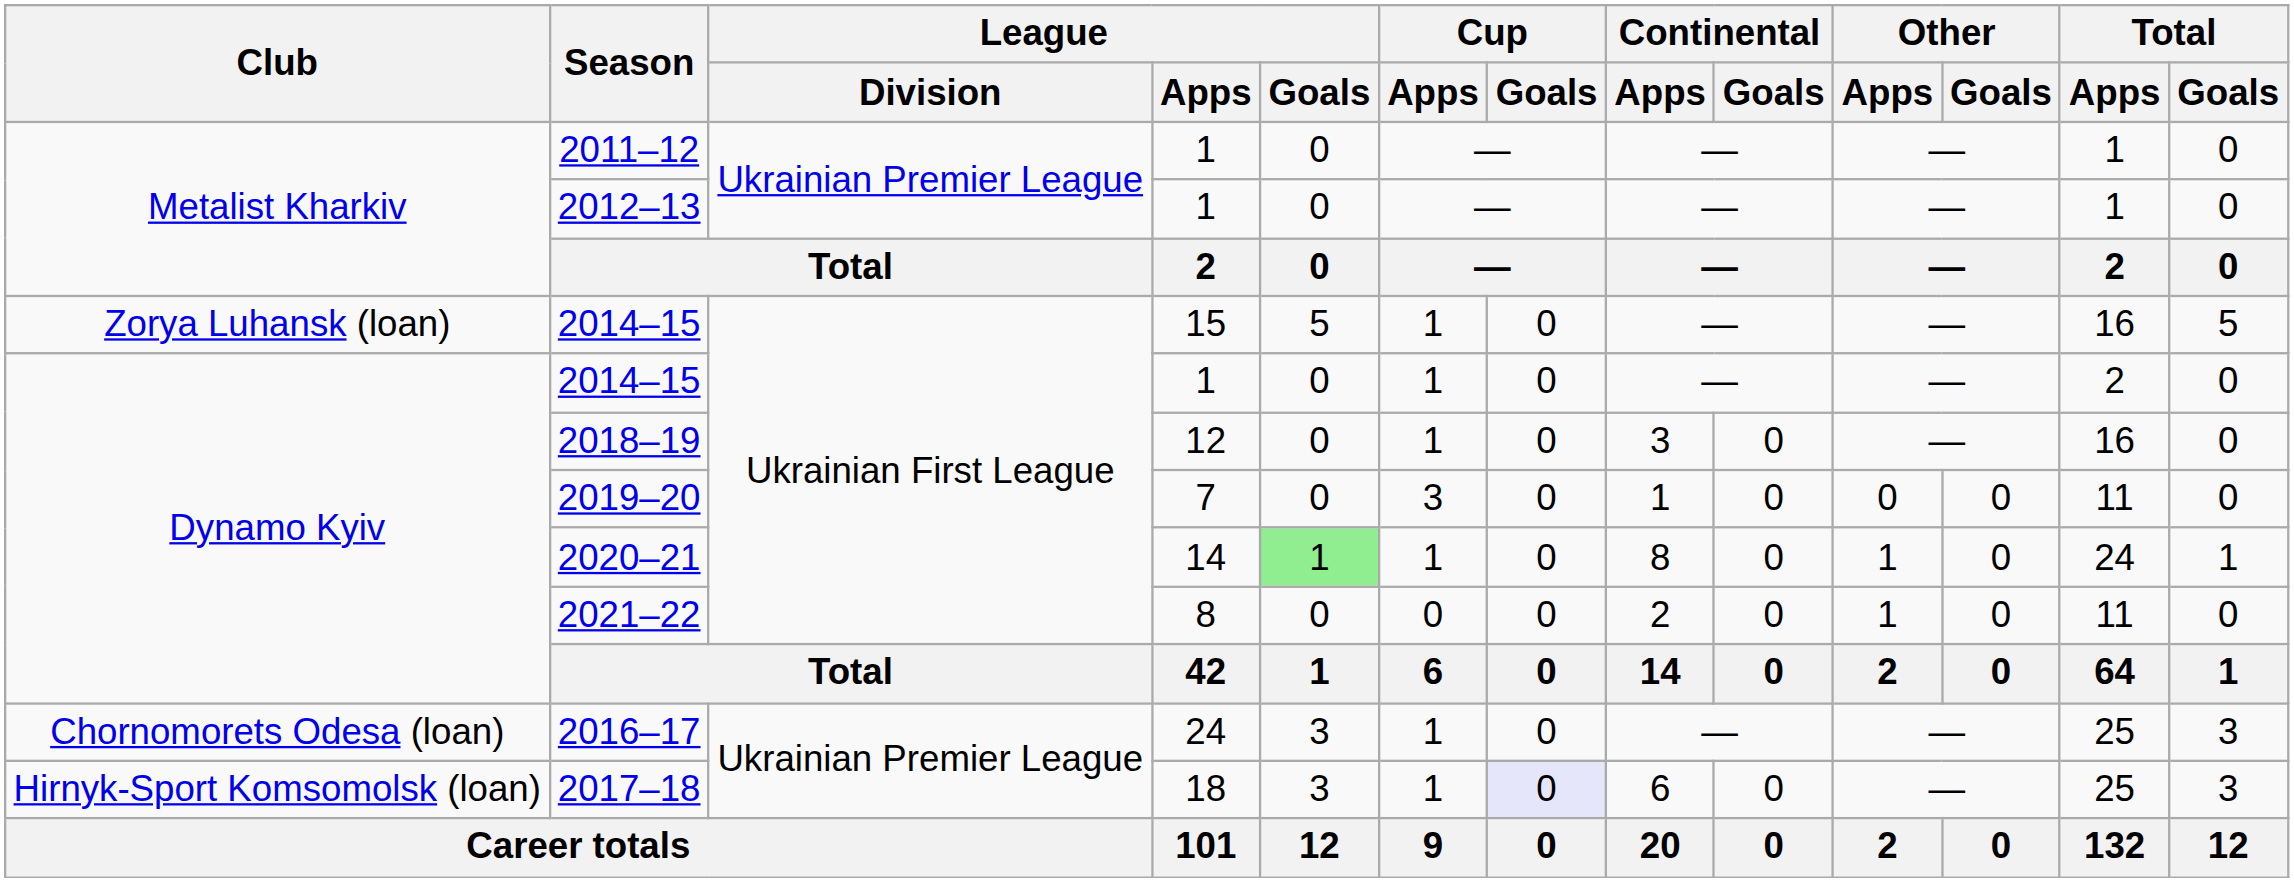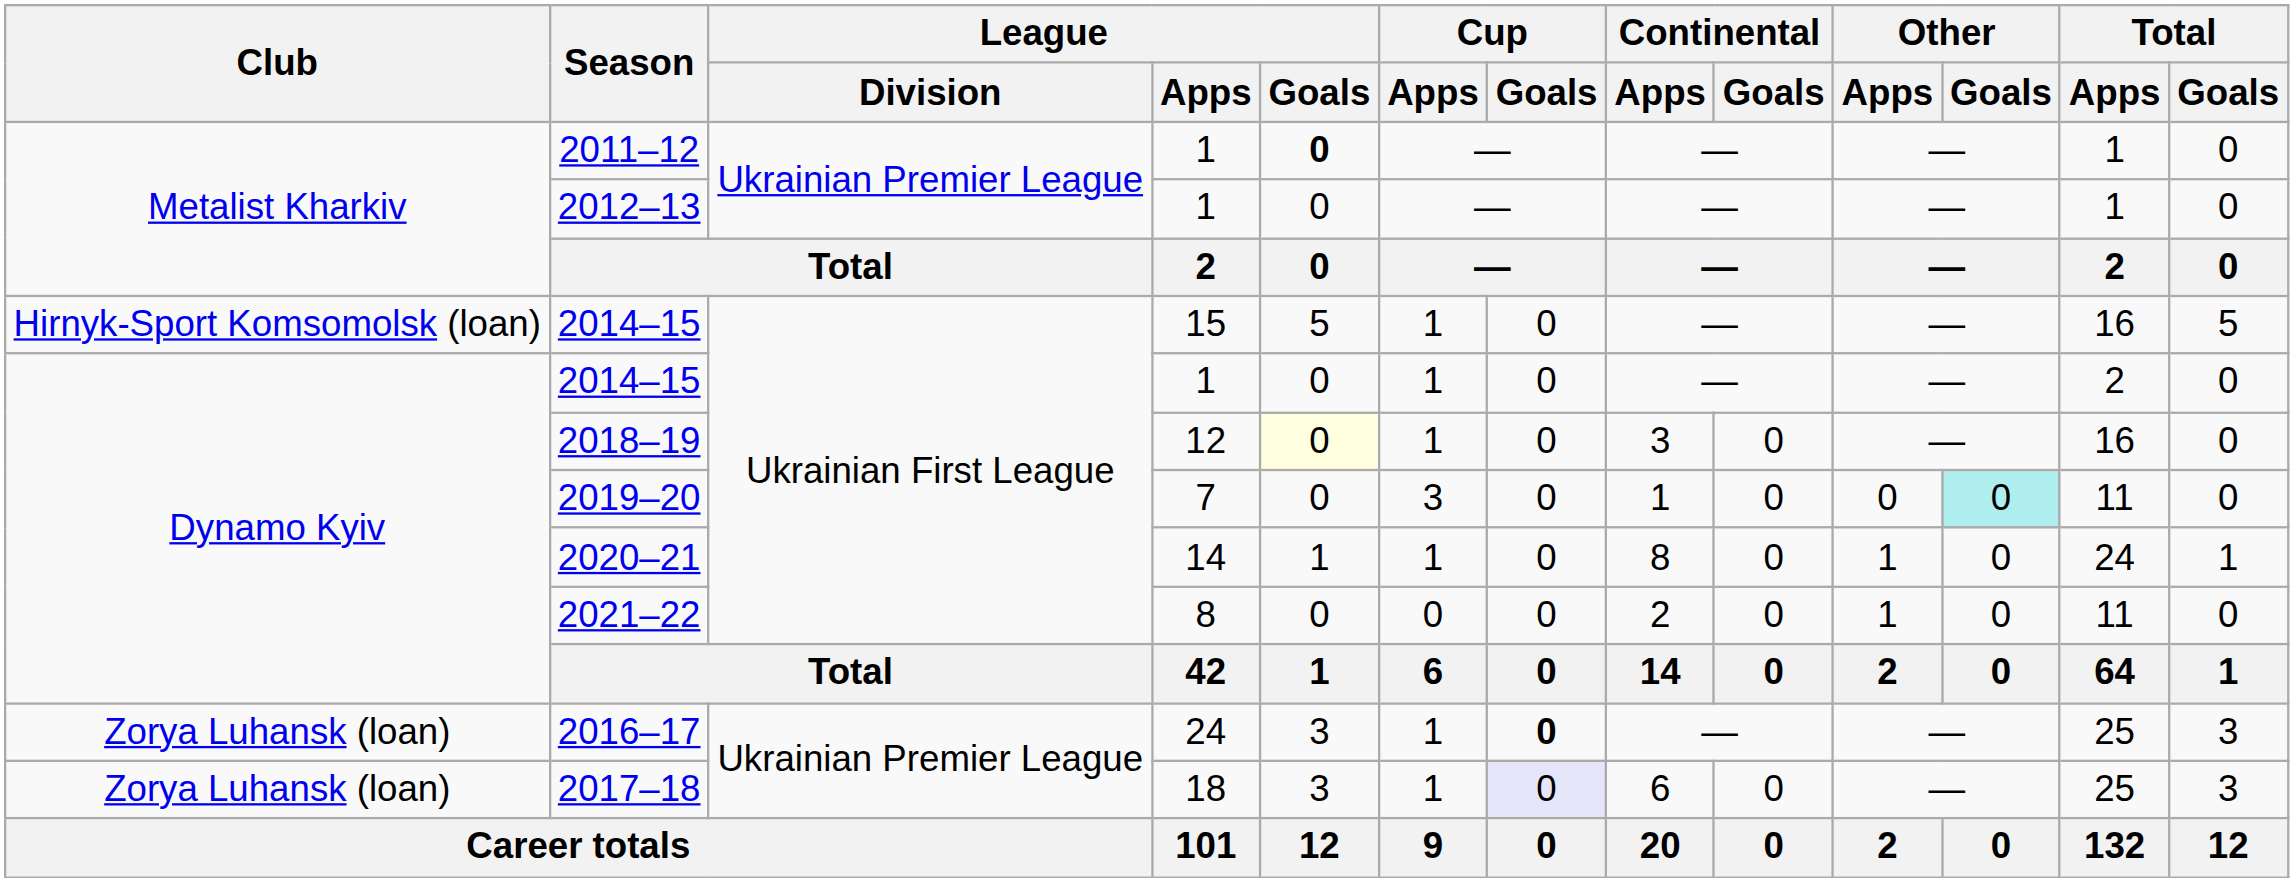(1319, 149) normal -> (1319, 149) bold
(277, 324) Zorya Luhansk (loan) -> (277, 324) Hirnyk-Sport Komsomolsk (loan)
(1319, 440) no background -> (1319, 440) lightyellow background
(2001, 498) no background -> (2001, 498) paleturquoise background
(1319, 556) lightgreen background -> (1319, 556) no background
(277, 730) Chornomorets Odesa (loan) -> (277, 730) Zorya Luhansk (loan)
(1547, 730) normal -> (1547, 730) bold
(277, 788) Hirnyk-Sport Komsomolsk (loan) -> (277, 788) Zorya Luhansk (loan)
